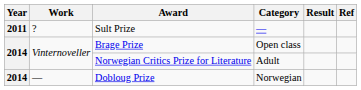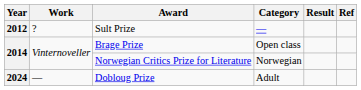(17, 28) 2011 -> (17, 28) 2012
(268, 61) Adult -> (279, 61) Norwegian
(17, 77) 2014 -> (17, 77) 2024
(279, 77) Norwegian -> (268, 77) Adult
